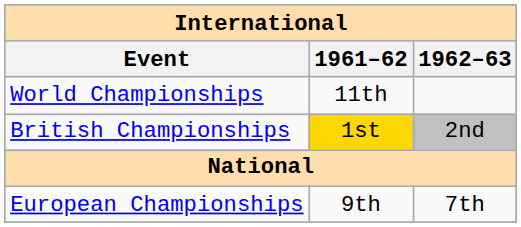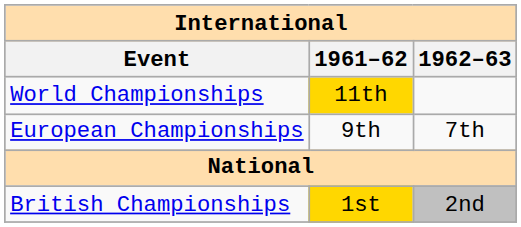(361, 95) no background -> (361, 95) gold background
rows swapped: (157, 204) <-> (150, 132)
